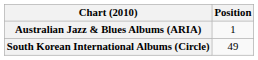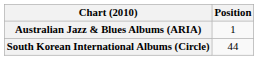(233, 47) 49 -> (233, 47) 44
